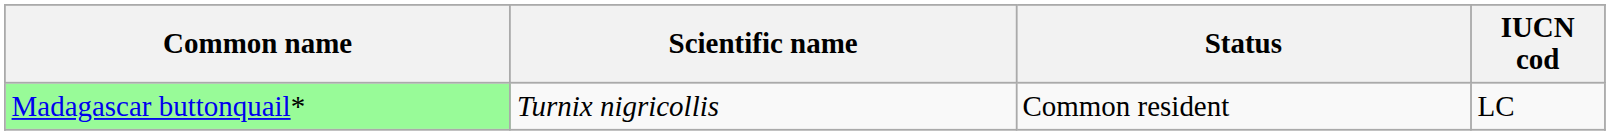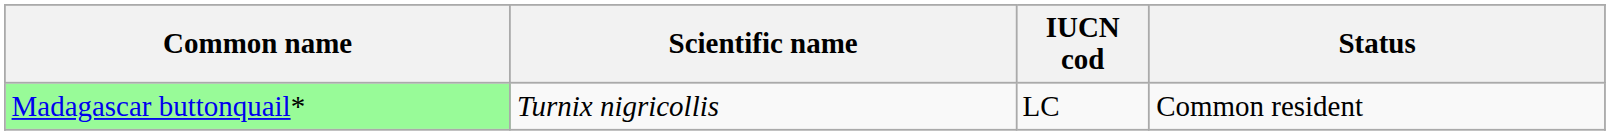columns swapped: (1243, 43) <-> (1538, 43)
